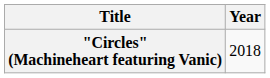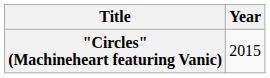(245, 51) 2018 -> (245, 51) 2015
